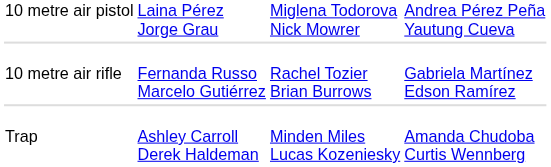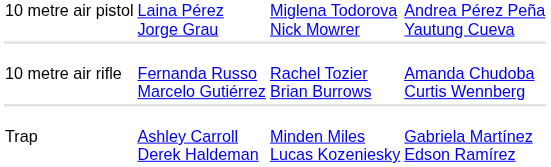(469, 83) Gabriela Martínez Edson Ramírez -> (469, 83) Amanda Chudoba Curtis Wennberg
(469, 145) Amanda Chudoba Curtis Wennberg -> (469, 145) Gabriela Martínez Edson Ramírez
